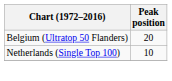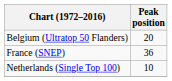+ row: (36, 53)
